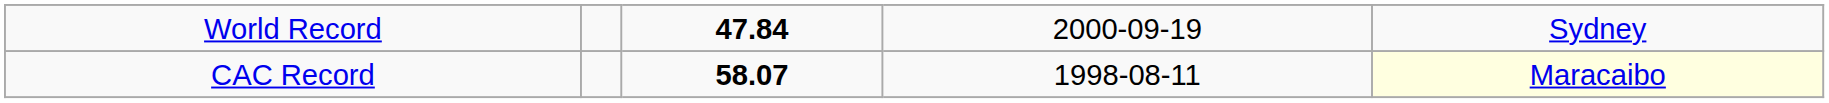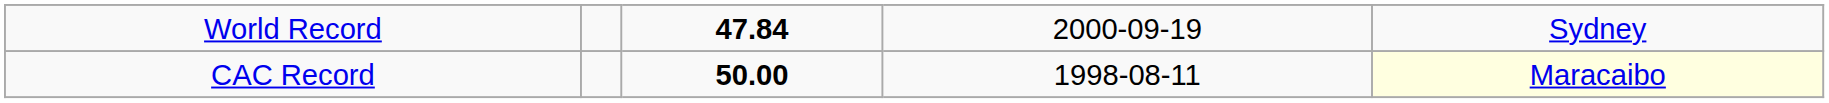(752, 74) 58.07 -> (752, 74) 50.00
